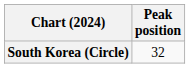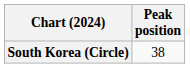(158, 52) 32 -> (158, 52) 38
